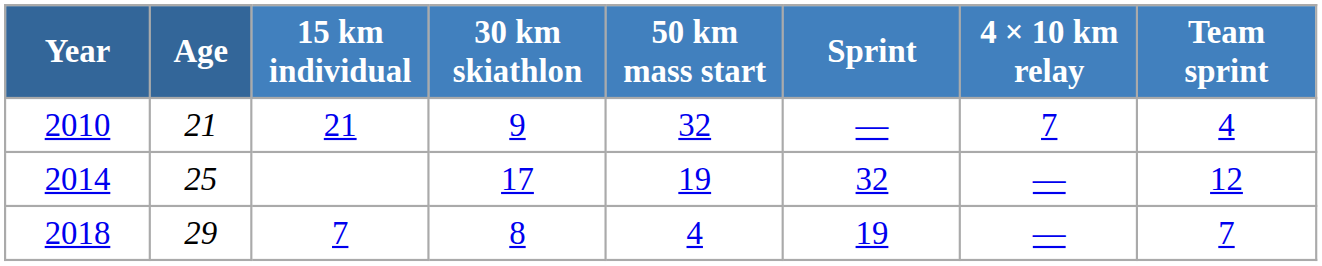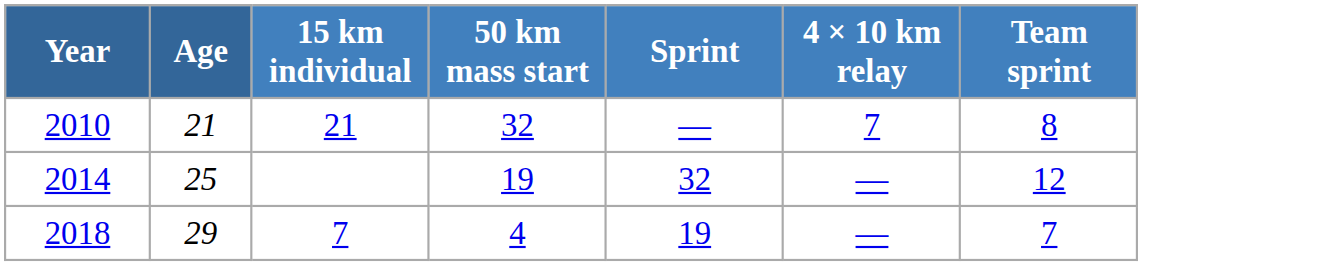- column: (517, 51)
(1226, 124) 4 -> (1049, 124) 8
